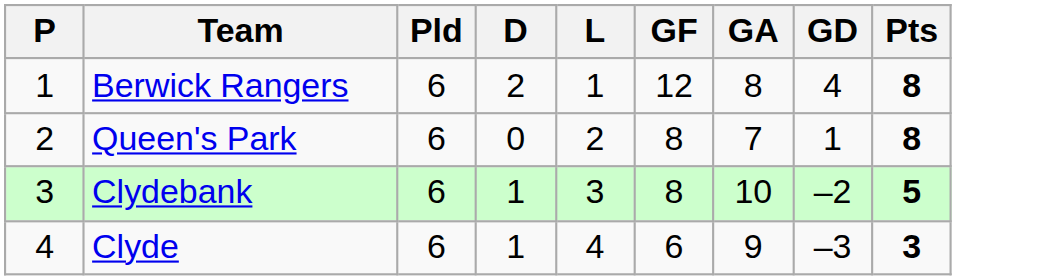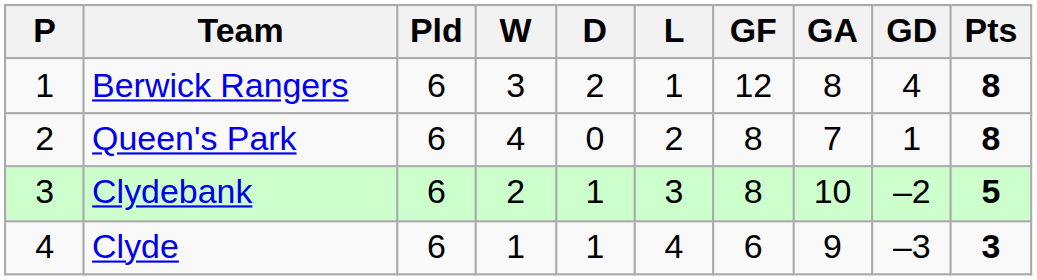+ column: (516, 31)
